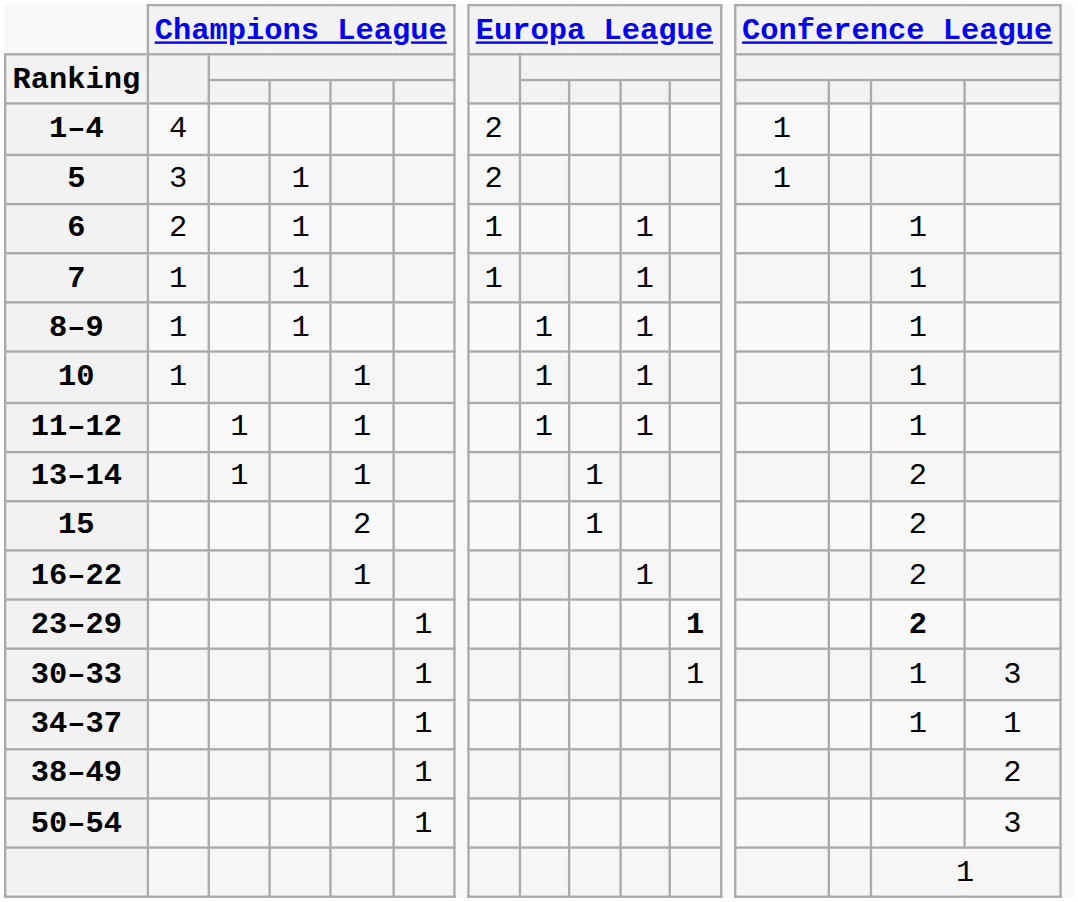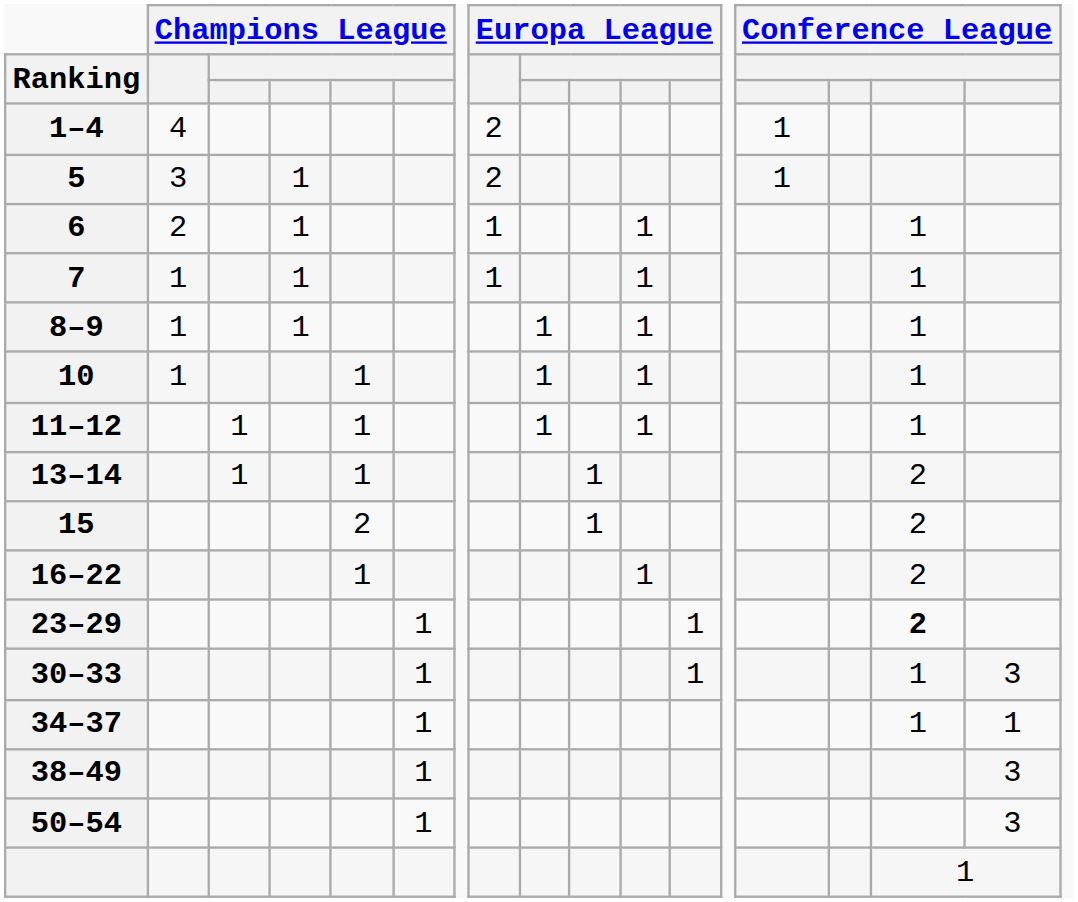(695, 625) bold -> (695, 625) normal
(1012, 774) 2 -> (1012, 774) 3
